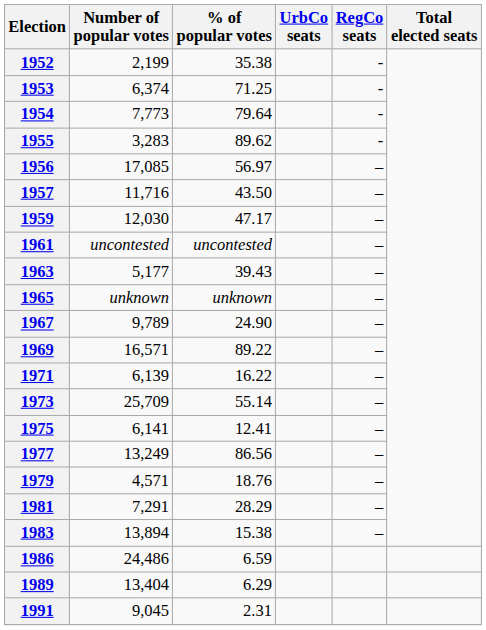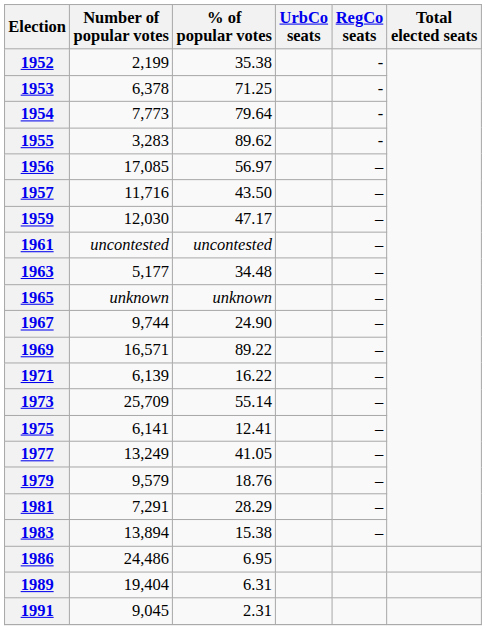(150, 88) 6,374 -> (150, 88) 6,378
(253, 271) 39.43 -> (253, 271) 34.48
(150, 323) 9,789 -> (150, 323) 9,744
(253, 454) 86.56 -> (253, 454) 41.05
(150, 480) 4,571 -> (150, 480) 9,579
(258, 558) 6.59 -> (258, 558) 6.95
(146, 584) 13,404 -> (146, 584) 19,404
(258, 584) 6.29 -> (258, 584) 6.31
